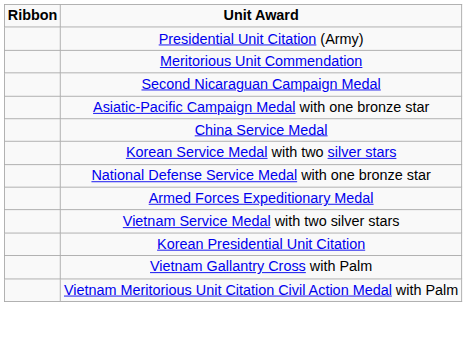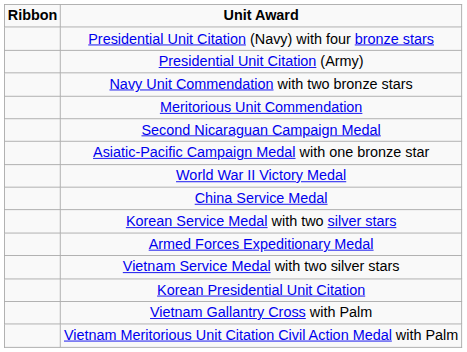+ row: (261, 38)
+ row: (261, 84)
+ row: (261, 175)
- row: (261, 175)
